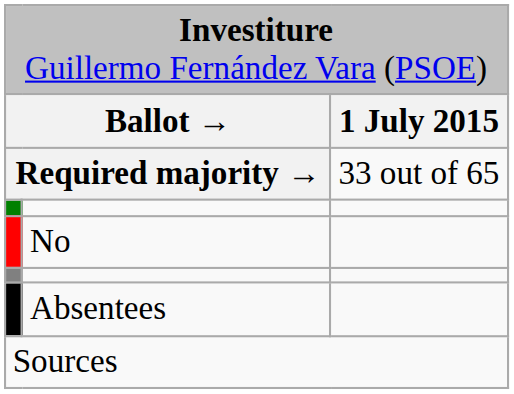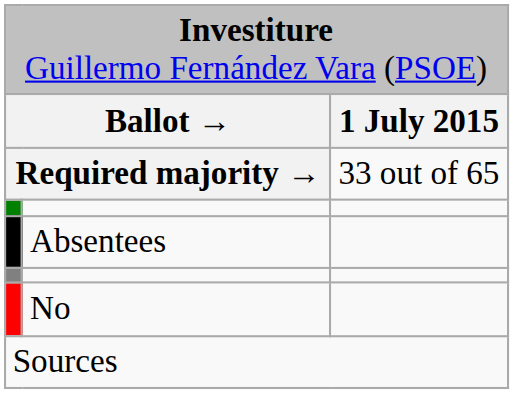rows swapped: (14, 241) <-> (14, 309)
